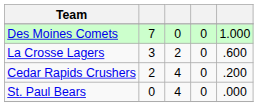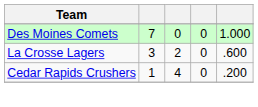(152, 73) 2 -> (152, 73) 1
- row: (47, 92)
